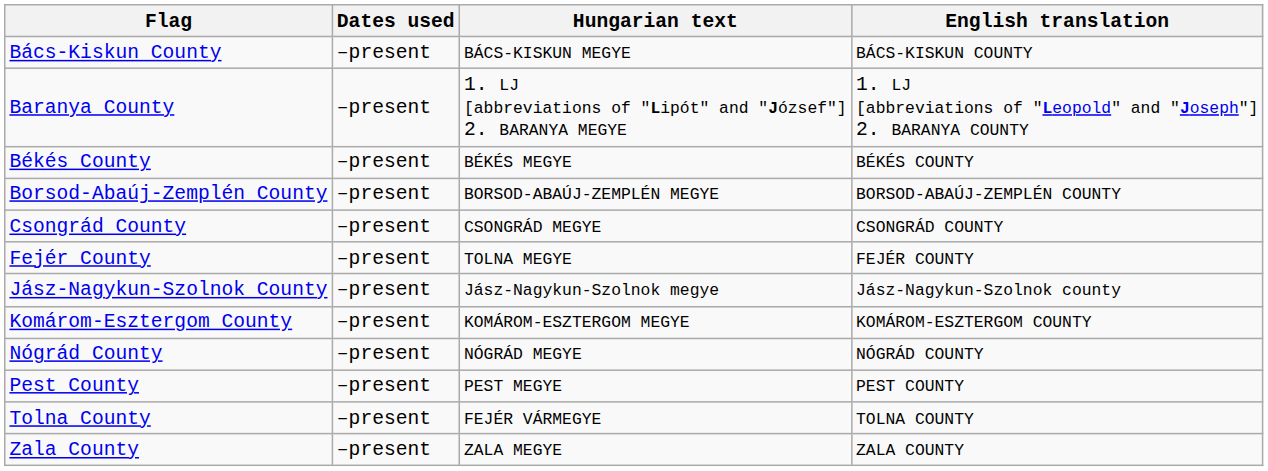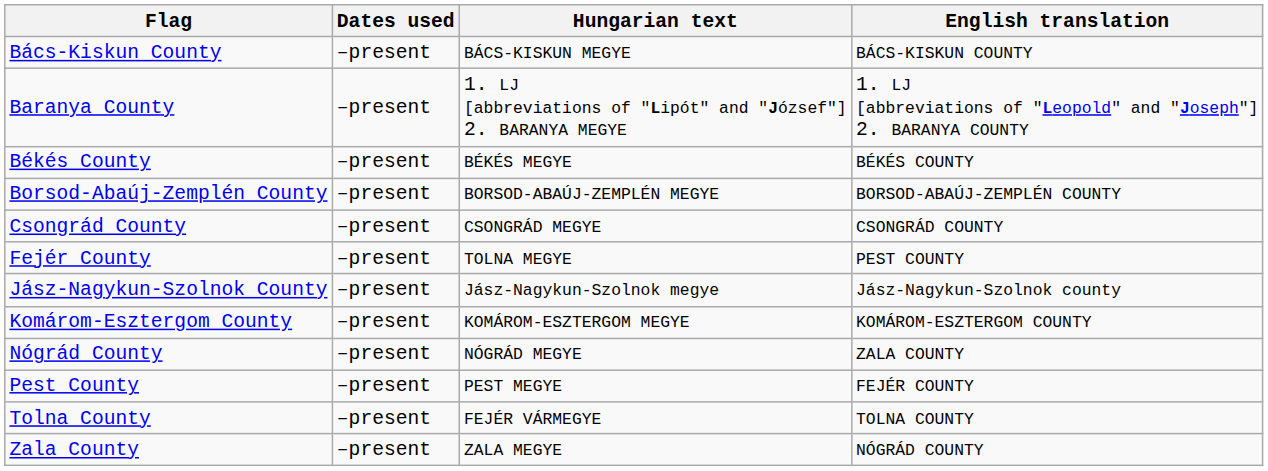(915, 259) FEJÉR COUNTY -> (910, 259) PEST COUNTY
(920, 355) NÓGRÁD COUNTY -> (910, 355) ZALA COUNTY
(910, 387) PEST COUNTY -> (915, 387) FEJÉR COUNTY
(910, 451) ZALA COUNTY -> (920, 451) NÓGRÁD COUNTY
